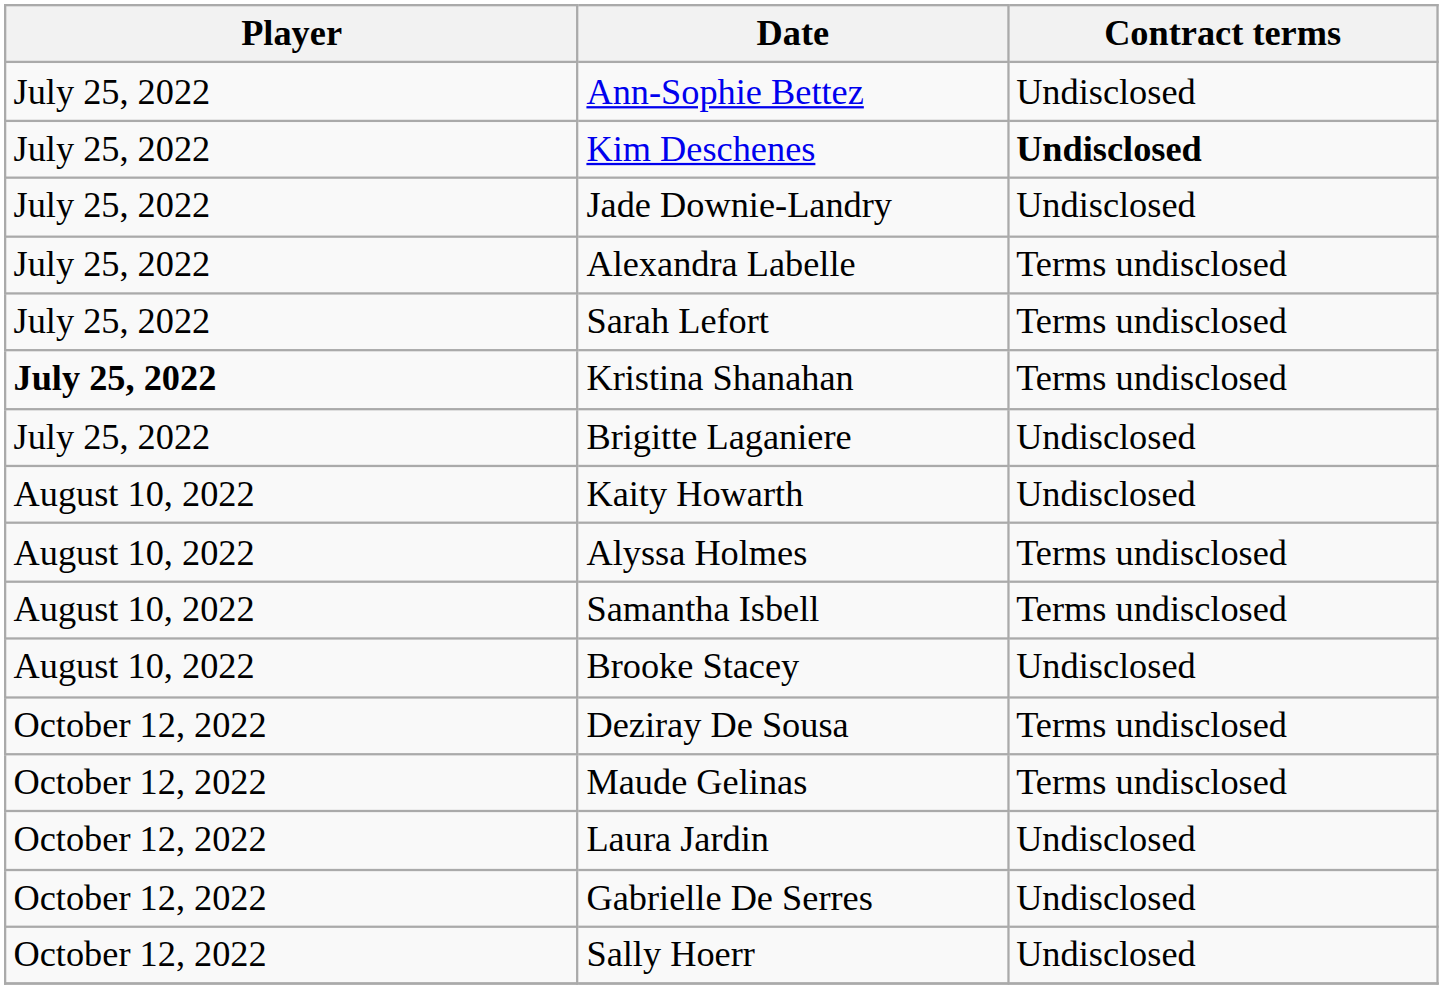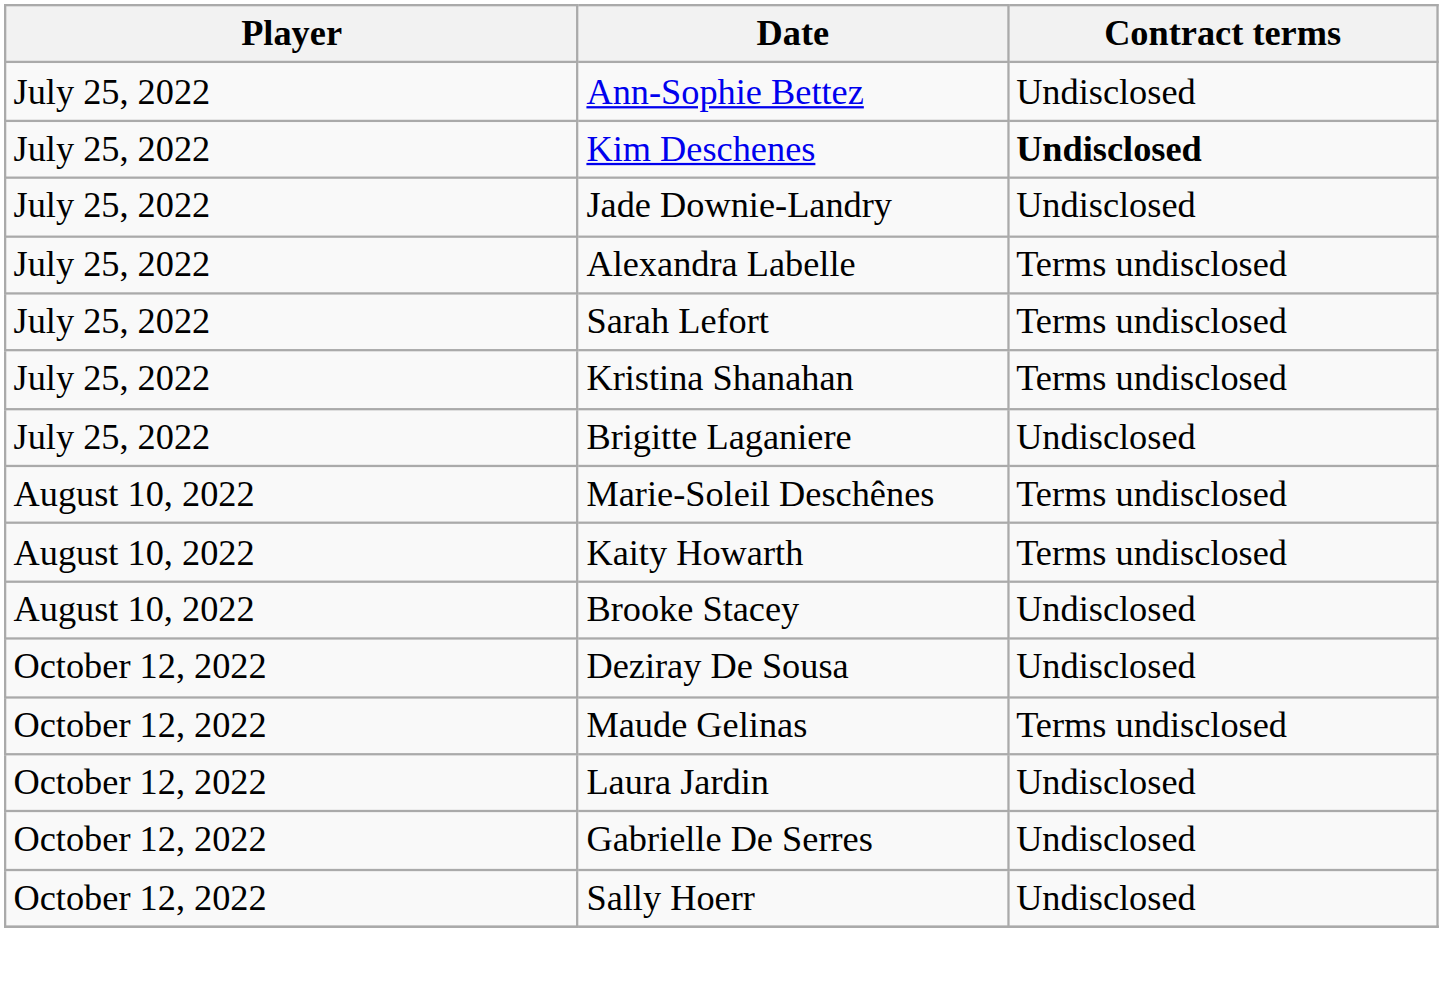(115, 378) bold -> (112, 378) normal
+ row: (760, 494)
(1106, 494) Undisclosed -> (1152, 551) Terms undisclosed
- row: (697, 551)
- row: (703, 609)
(1152, 724) Terms undisclosed -> (1106, 666) Undisclosed
